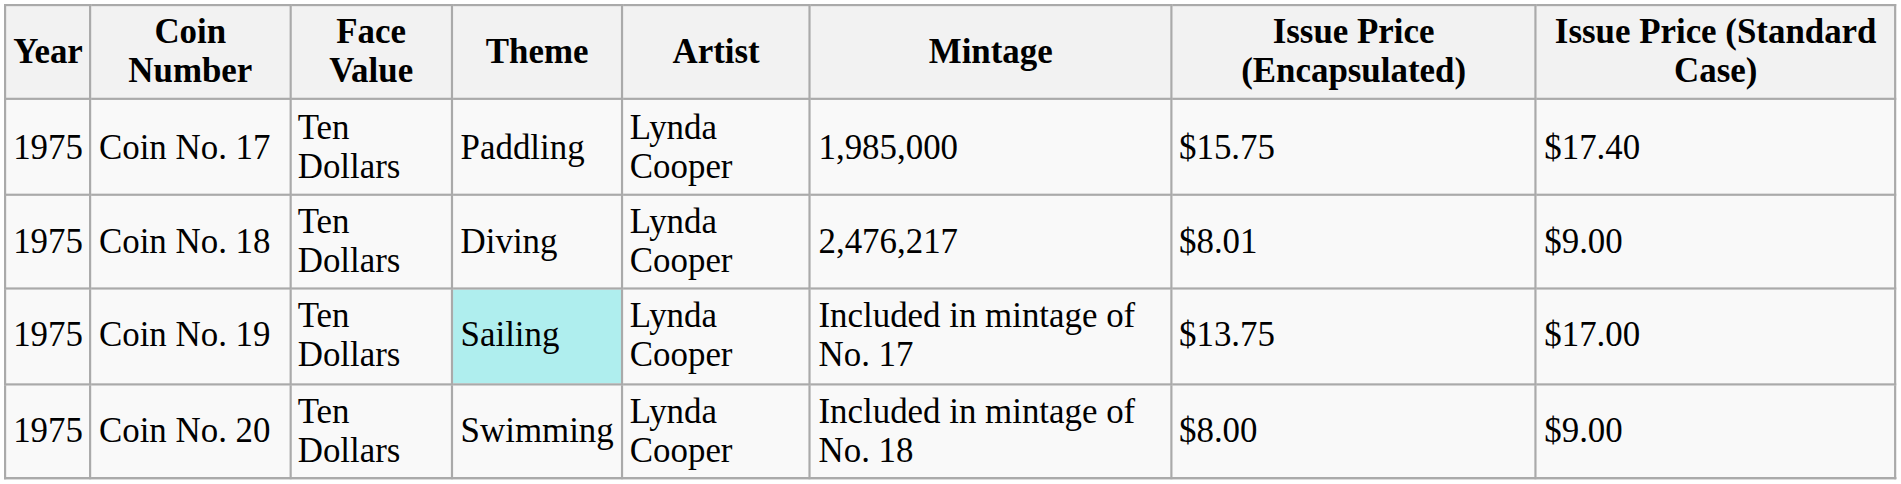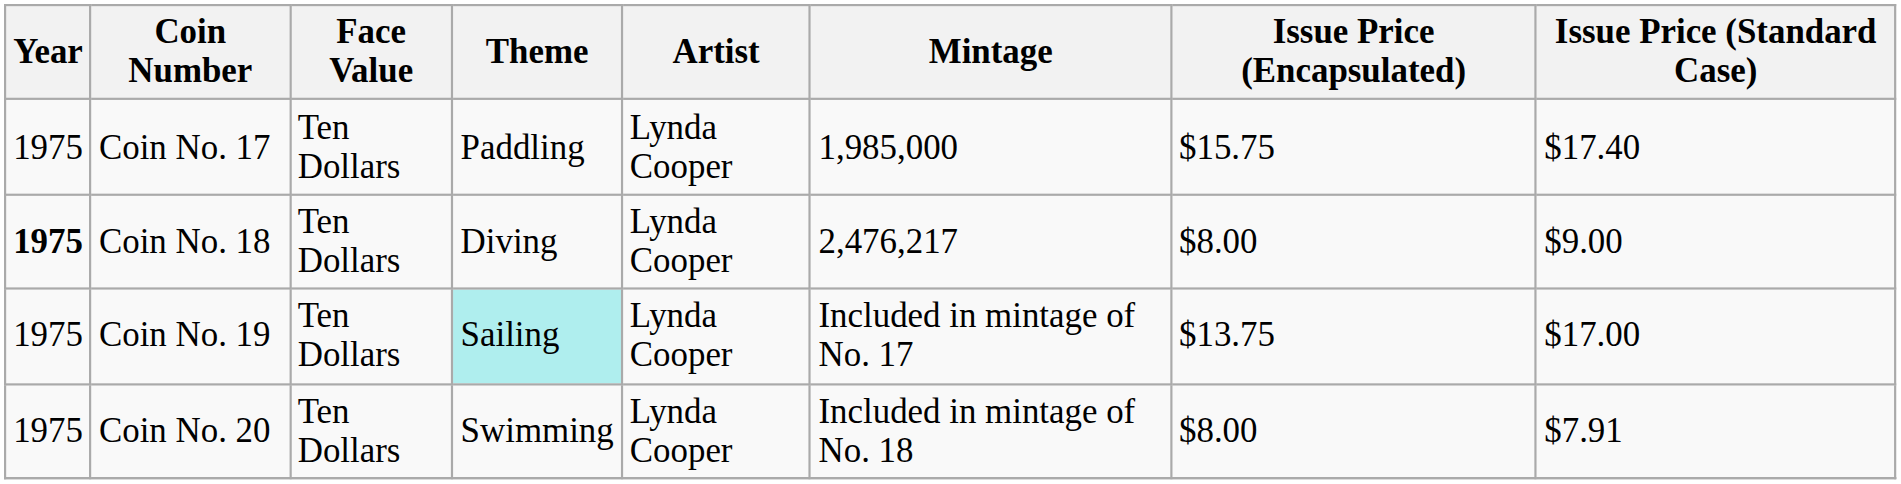(48, 240) normal -> (48, 240) bold
(1218, 240) $8.01 -> (1218, 240) $8.00
(1584, 430) $9.00 -> (1584, 430) $7.91
